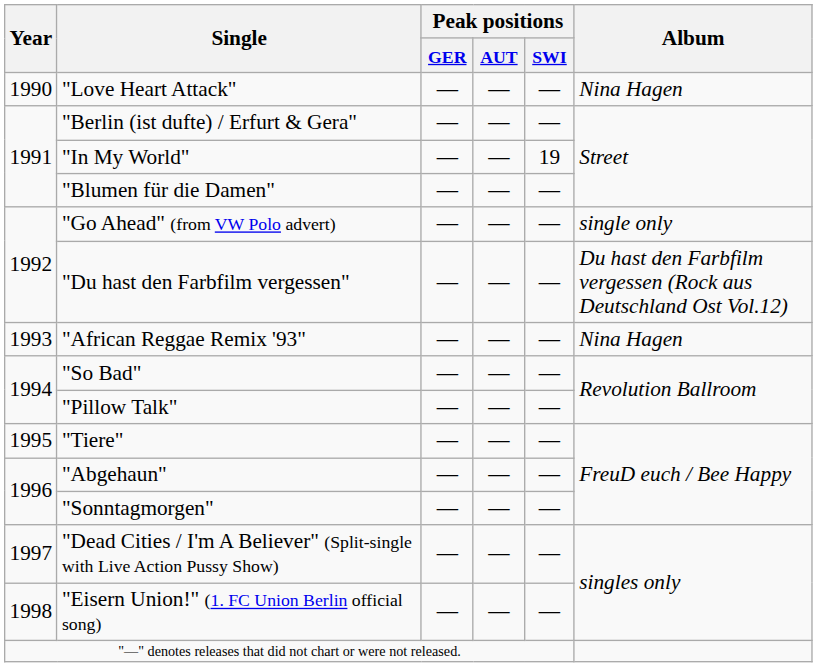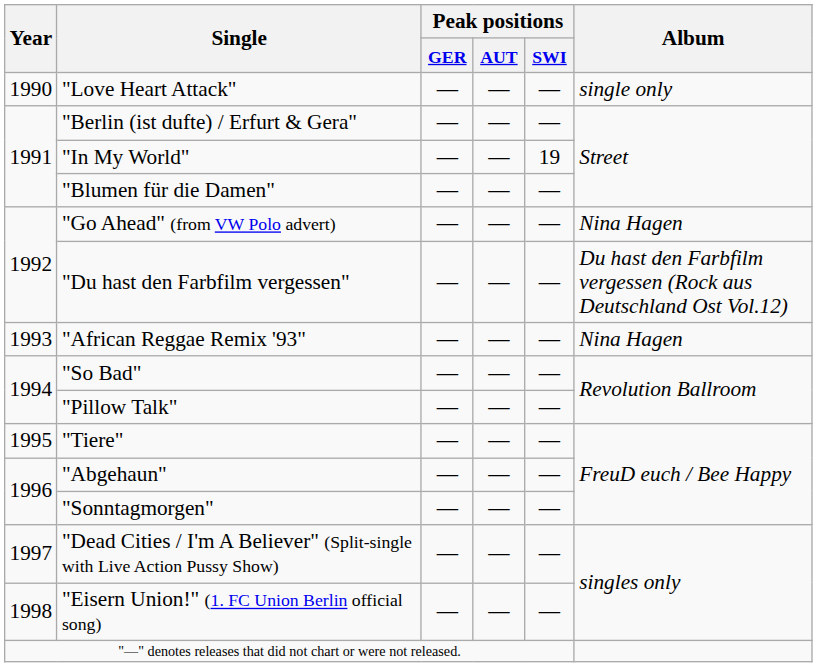(631, 88) Nina Hagen -> (626, 88) single only
(626, 223) single only -> (631, 223) Nina Hagen
